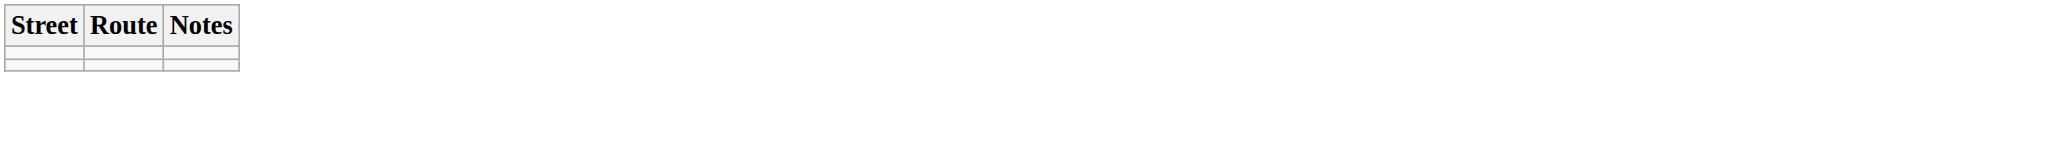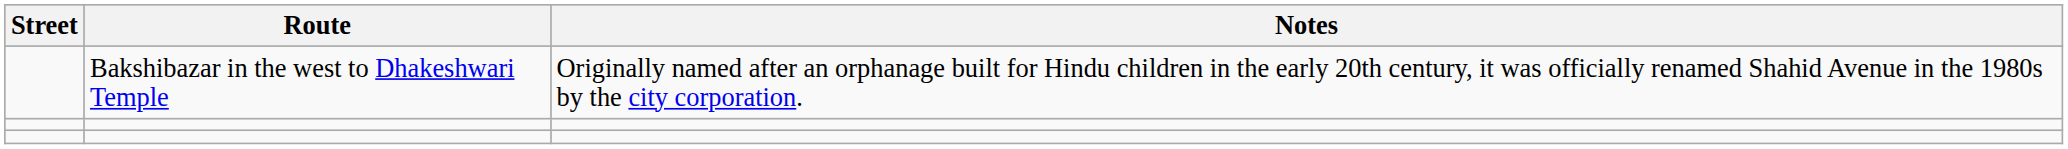+ row: (302, 82)
